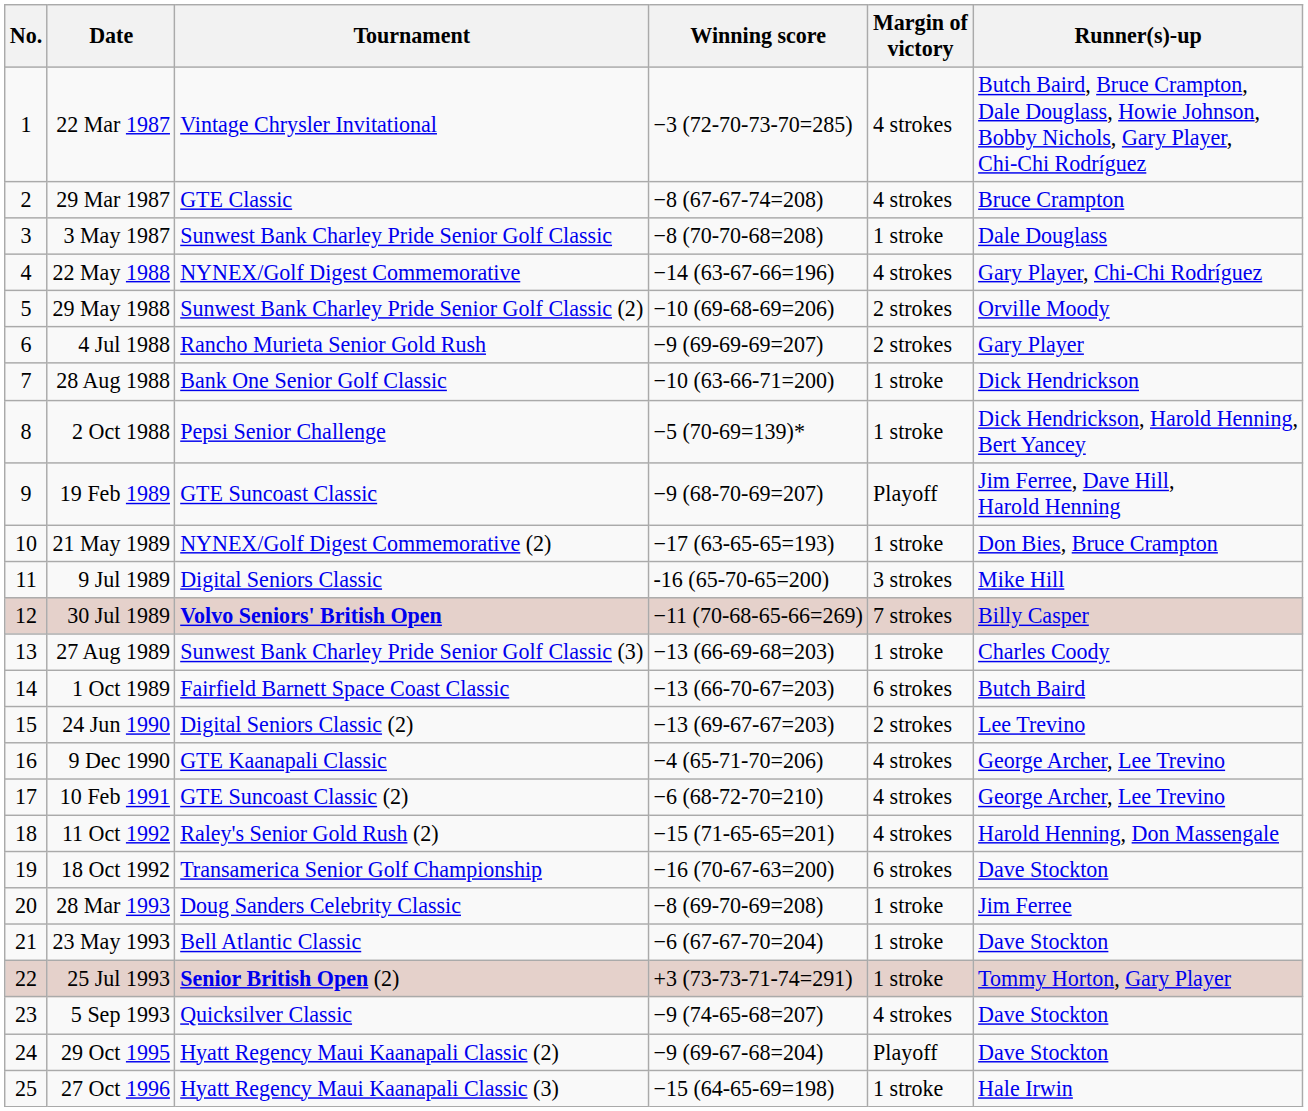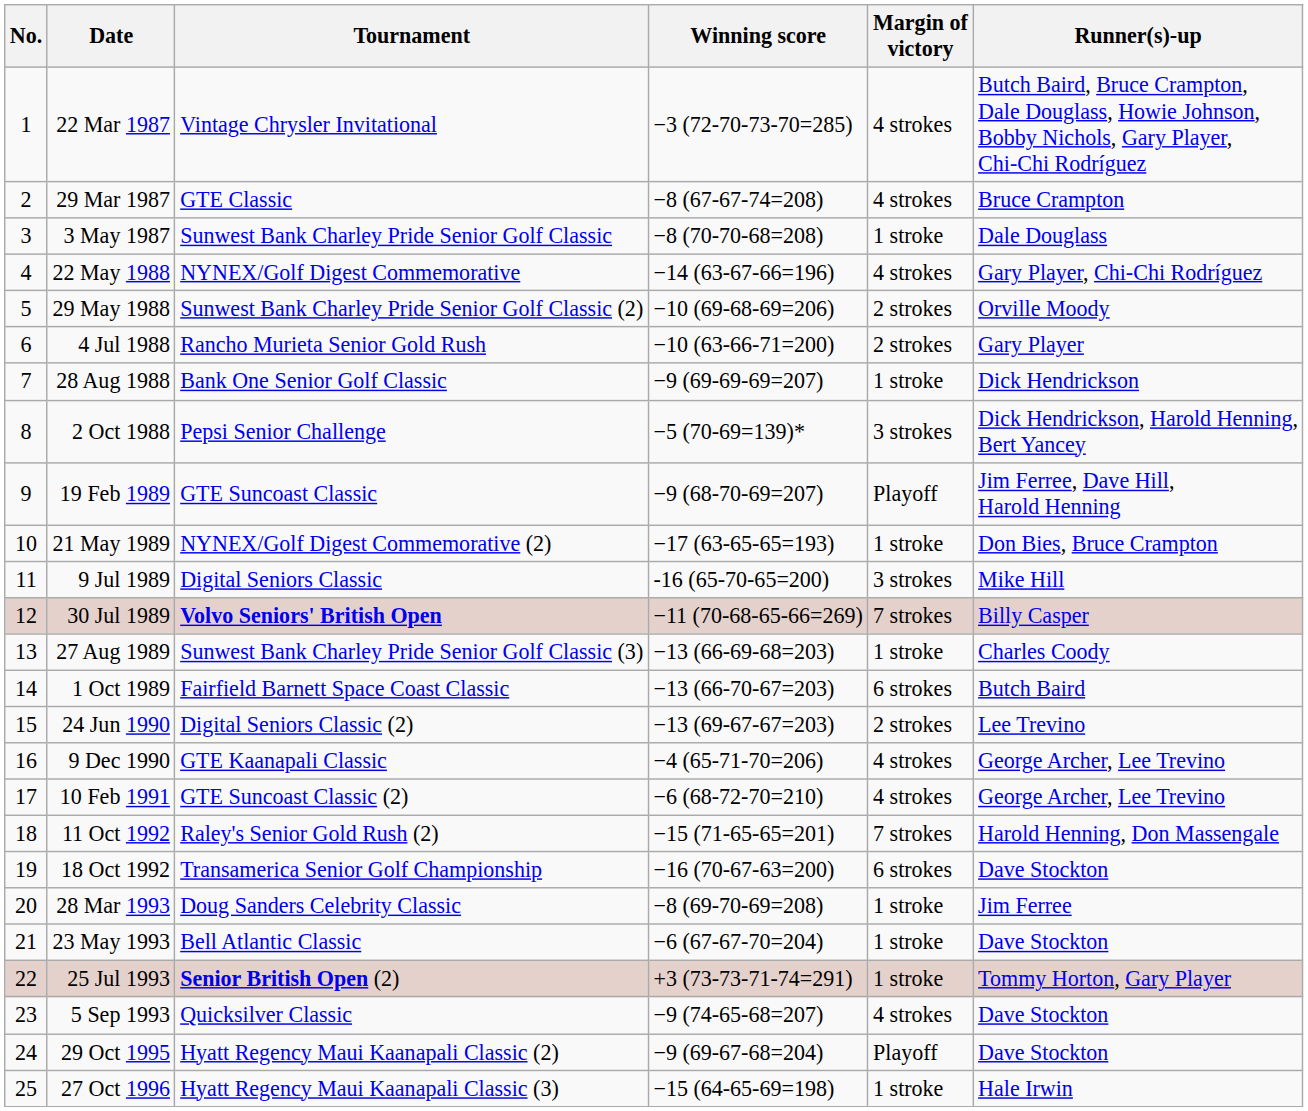(738, 345) −9 (69-69-69=207) -> (744, 345) −10 (63-66-71=200)
(744, 381) −10 (63-66-71=200) -> (738, 381) −9 (69-69-69=207)
(908, 431) 1 stroke -> (913, 431) 3 strokes
(913, 833) 4 strokes -> (913, 833) 7 strokes
